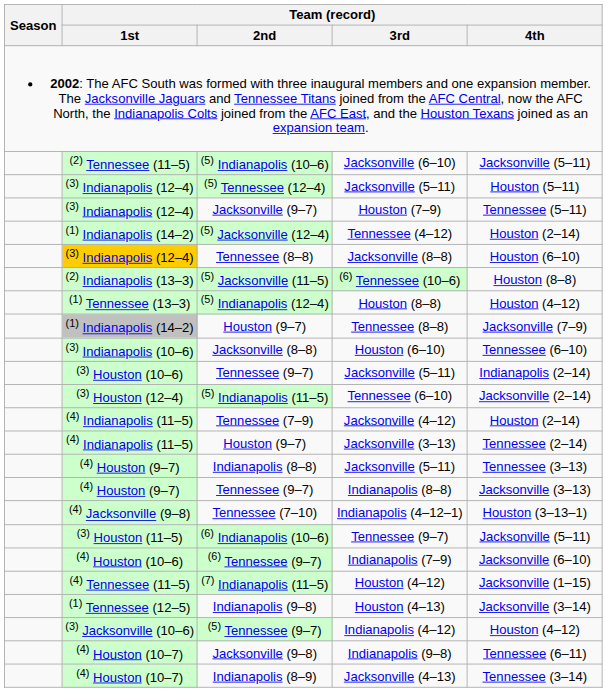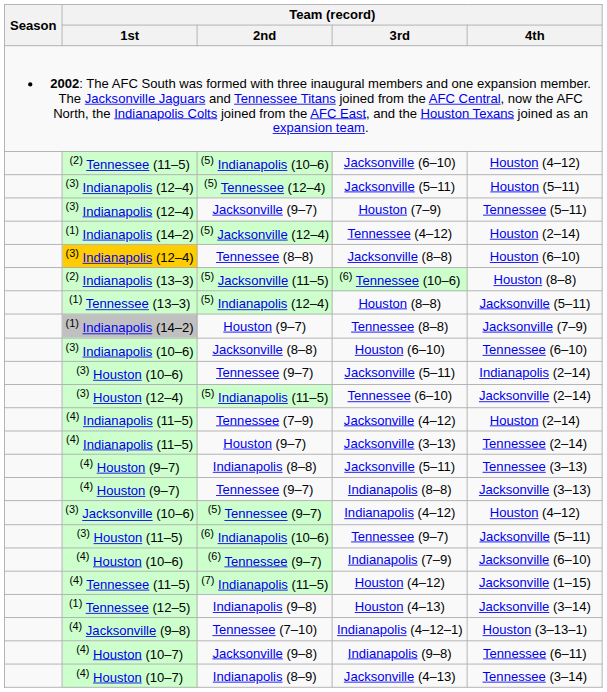(535, 163) Jacksonville (5–11) -> (535, 163) Houston (4–12)
(535, 303) Houston (4–12) -> (535, 303) Jacksonville (5–11)
rows swapped: (265, 630) <-> (265, 513)
